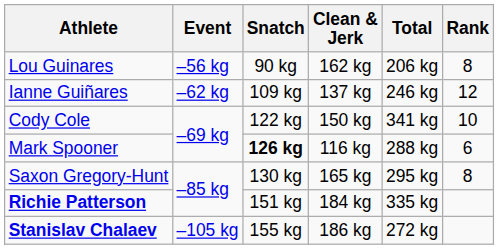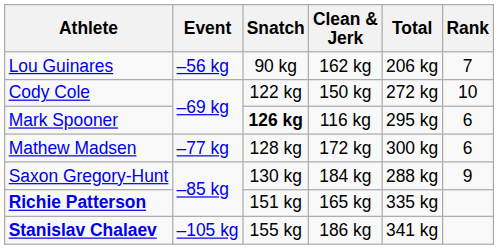(468, 66) 8 -> (468, 66) 7
- row: (68, 93)
(412, 121) 341 kg -> (412, 93) 272 kg
(412, 148) 288 kg -> (412, 121) 295 kg
+ row: (73, 148)
(345, 176) 165 kg -> (345, 176) 184 kg
(412, 176) 295 kg -> (412, 176) 288 kg
(468, 176) 8 -> (468, 176) 9
(345, 203) 184 kg -> (345, 203) 165 kg
(412, 231) 272 kg -> (412, 231) 341 kg
